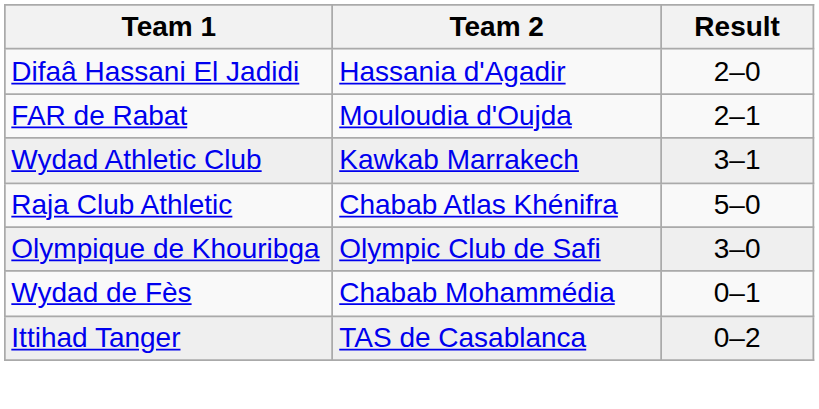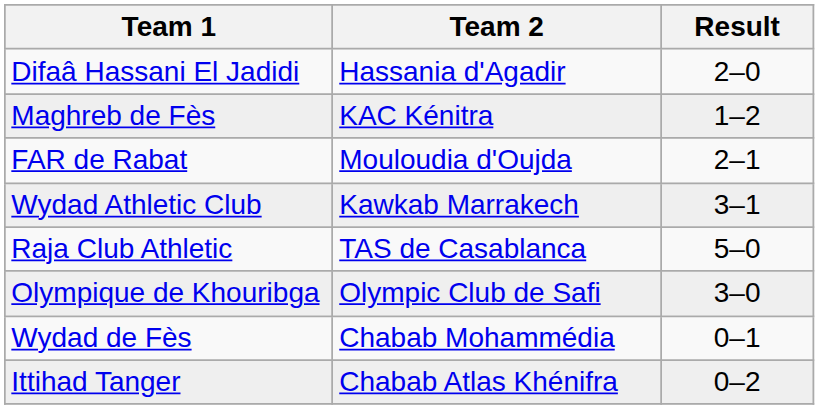+ row: (113, 115)
(479, 204) Chabab Atlas Khénifra -> (463, 248) TAS de Casablanca
(463, 337) TAS de Casablanca -> (479, 381) Chabab Atlas Khénifra
